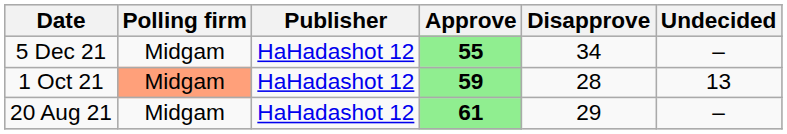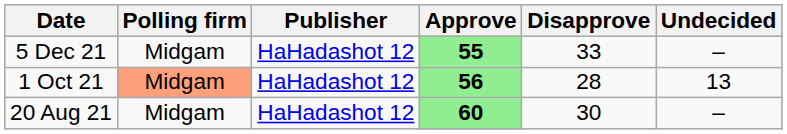(589, 51) 34 -> (589, 51) 33
(471, 82) 59 -> (471, 82) 56
(471, 113) 61 -> (471, 113) 60
(589, 113) 29 -> (589, 113) 30
